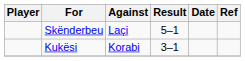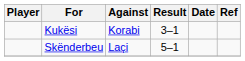rows swapped: (74, 30) <-> (61, 47)
